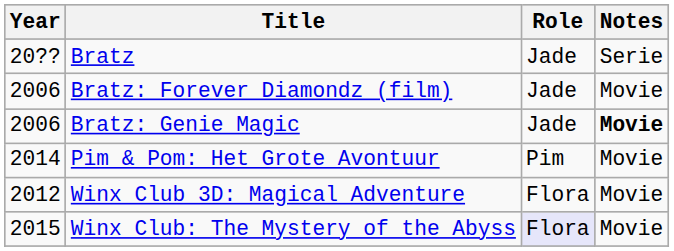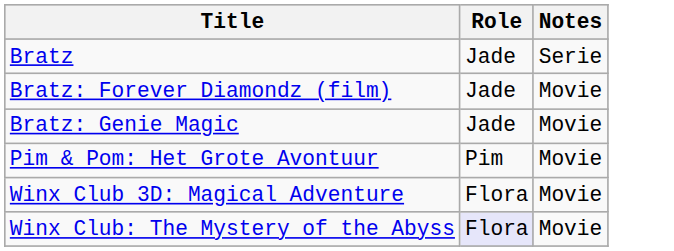- column: (35, 22)
(631, 126) bold -> (570, 126) normal
